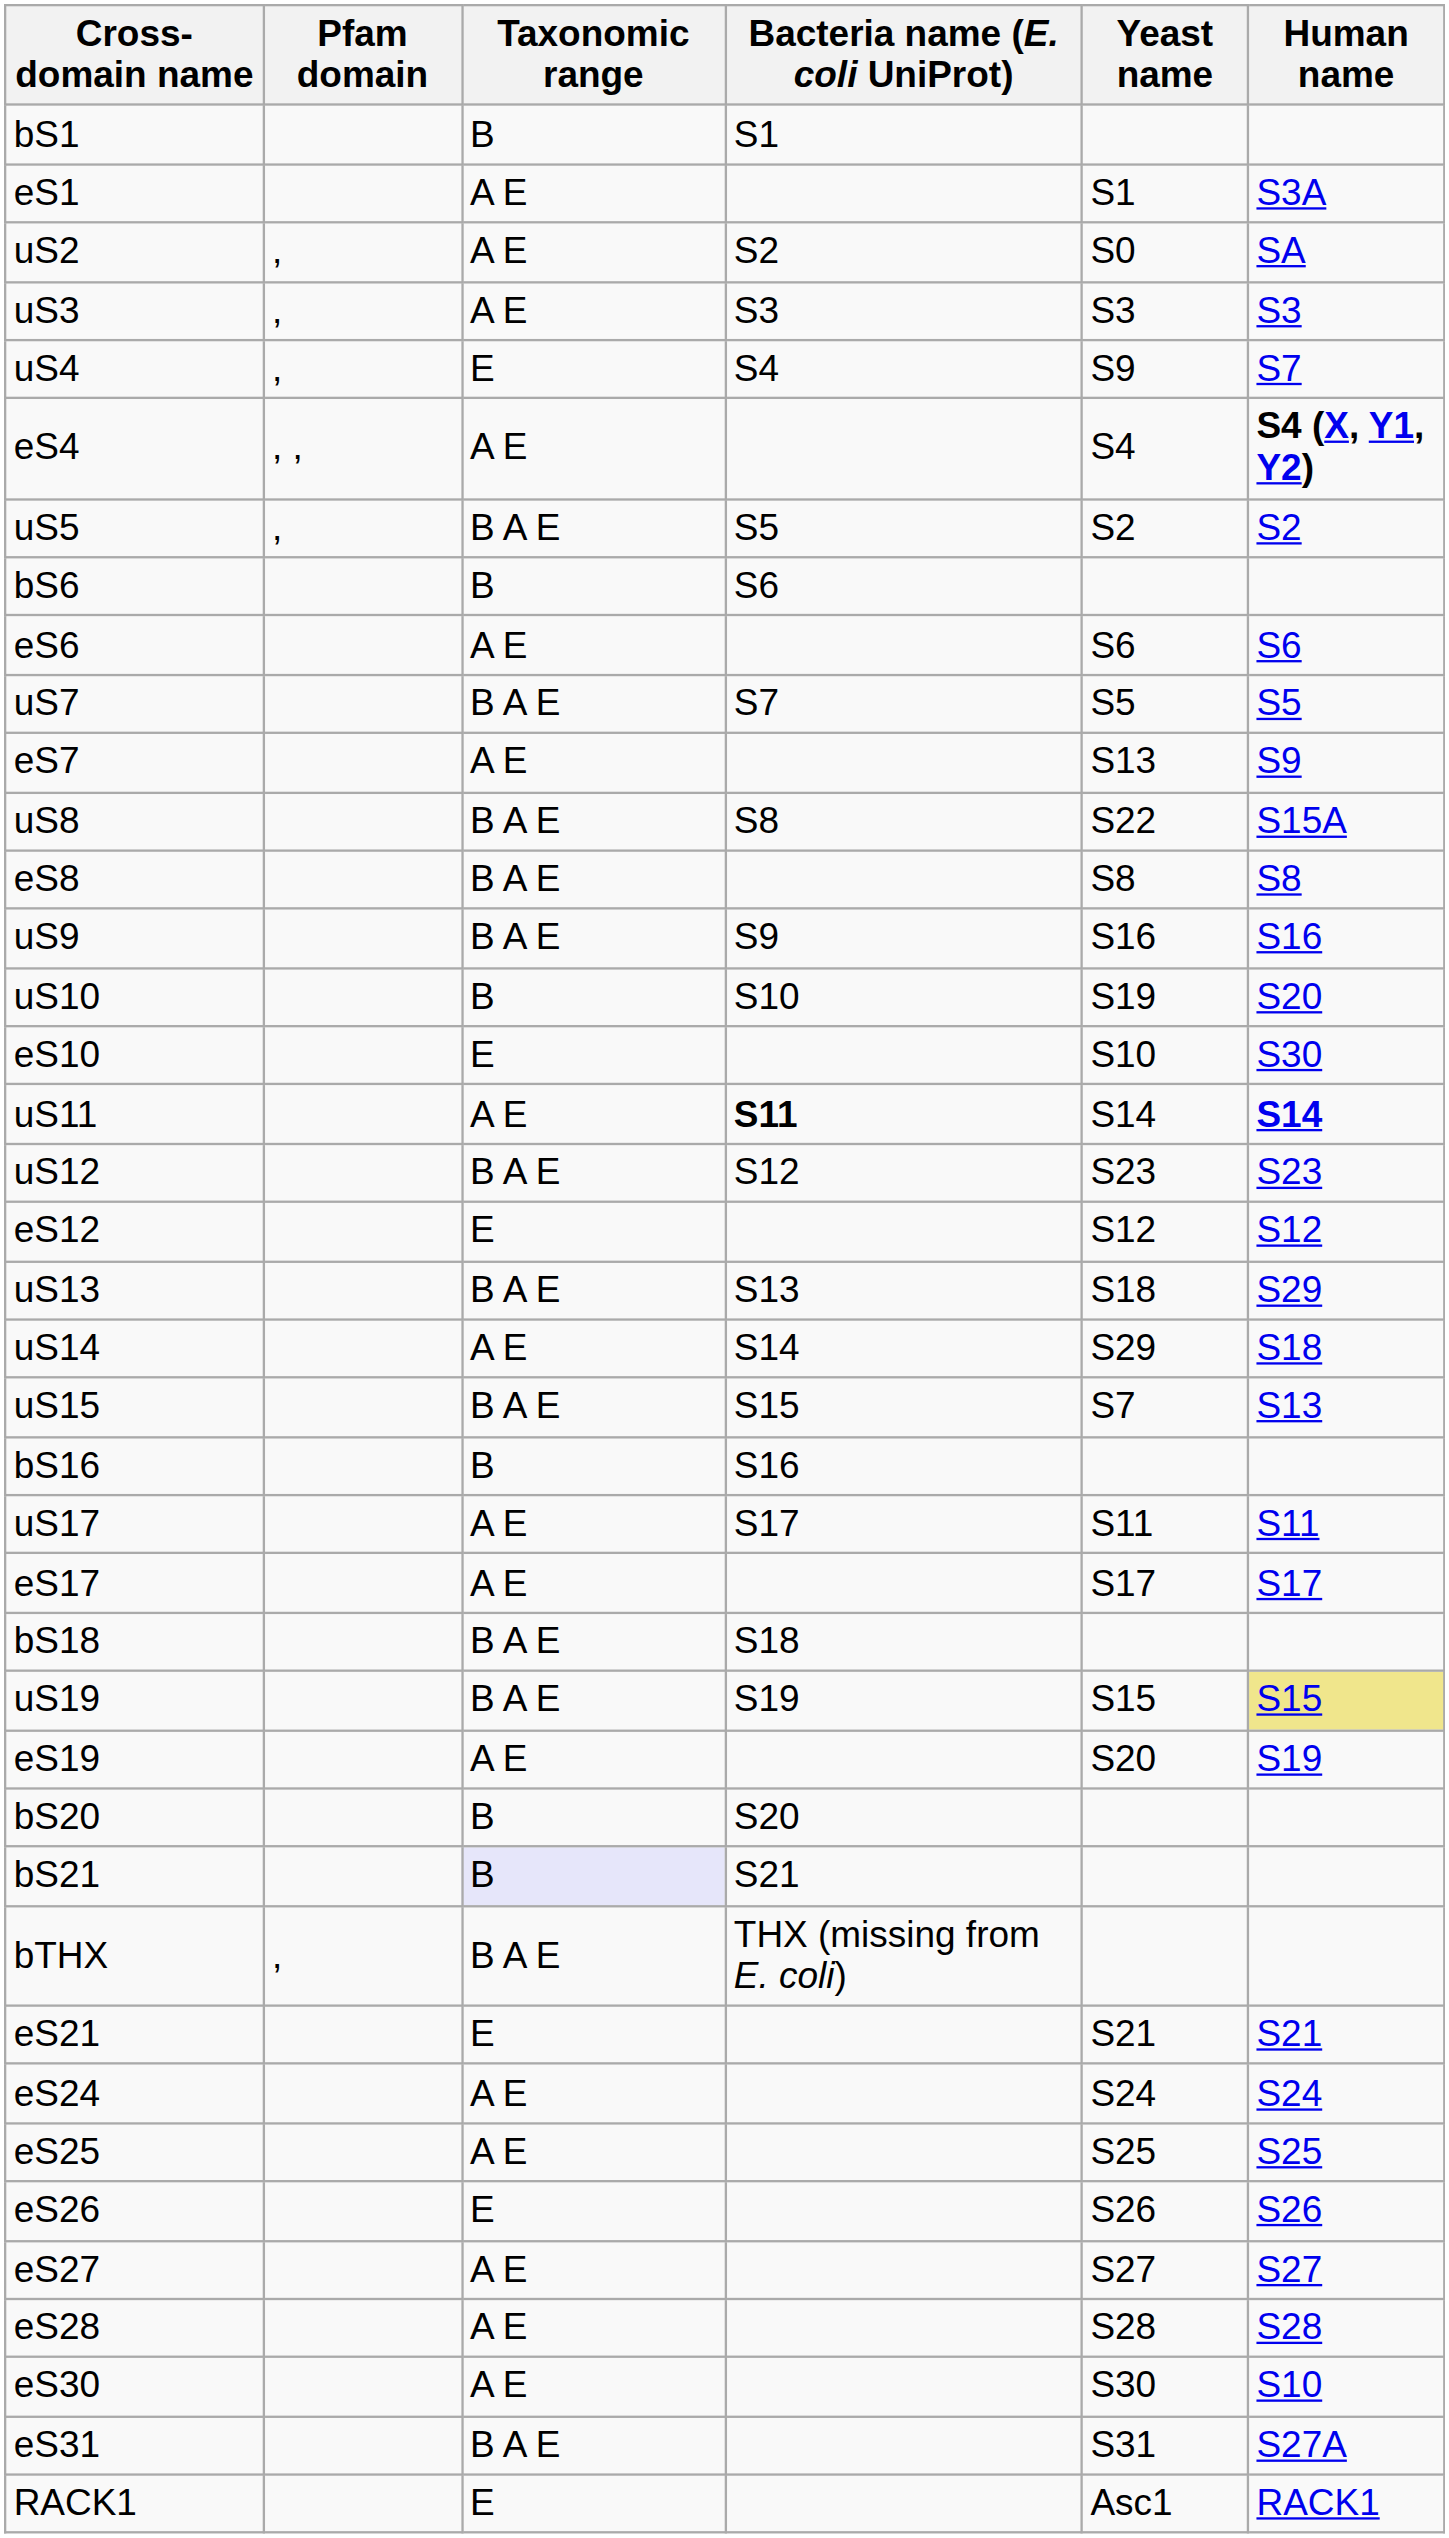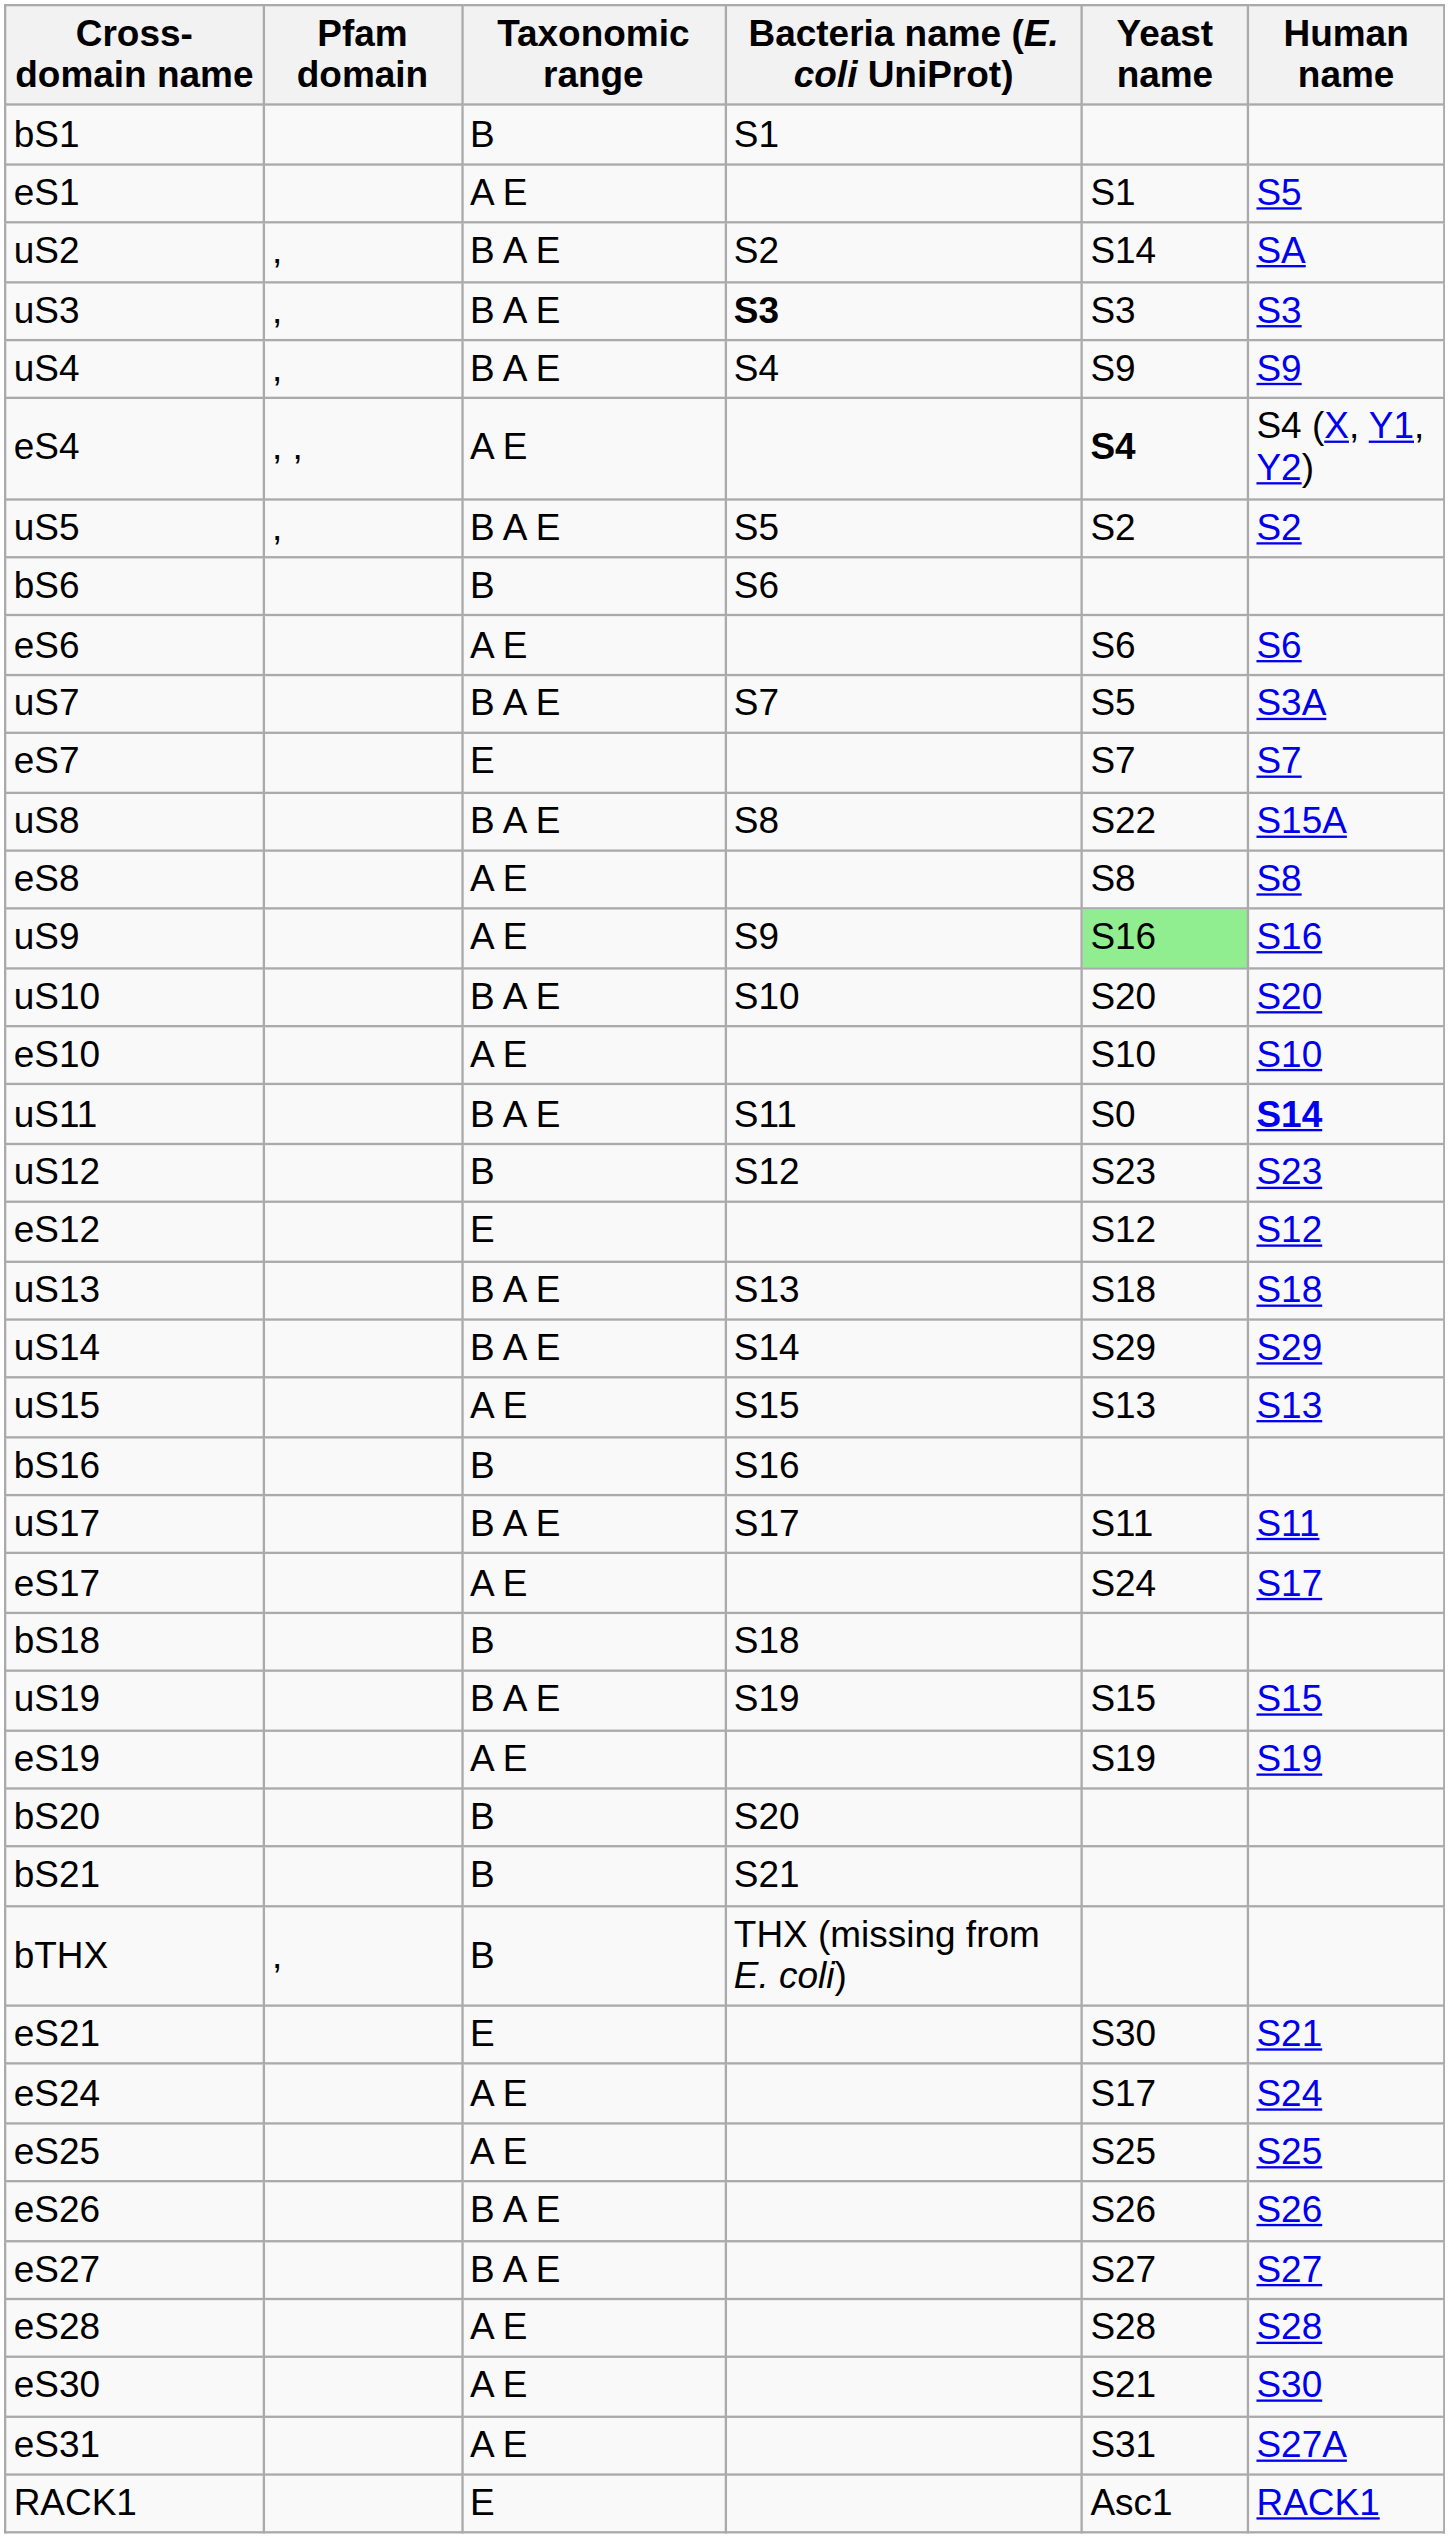(1291, 192) S3A -> (1279, 192) S5
(499, 251) A E -> (515, 251) B A E
(1113, 251) S0 -> (1123, 251) S14
(499, 309) A E -> (515, 309) B A E
(756, 309) normal -> (756, 309) bold
(482, 368) E -> (515, 368) B A E
(1279, 368) S7 -> (1279, 368) S9
(1113, 447) normal -> (1113, 447) bold
(1340, 447) bold -> (1340, 447) normal
(1279, 703) S5 -> (1291, 703) S3A
(499, 761) A E -> (482, 761) E
(1123, 761) S13 -> (1113, 761) S7
(1279, 761) S9 -> (1279, 761) S7
(515, 878) B A E -> (499, 878) A E
(515, 937) B A E -> (499, 937) A E
(1123, 937) no background -> (1123, 937) lightgreen background
(482, 996) B -> (515, 996) B A E
(1123, 996) S19 -> (1123, 996) S20
(482, 1054) E -> (499, 1054) A E
(1289, 1054) S30 -> (1289, 1054) S10
(499, 1113) A E -> (515, 1113) B A E
(766, 1113) bold -> (765, 1113) normal
(1123, 1113) S14 -> (1113, 1113) S0
(515, 1172) B A E -> (482, 1172) B
(1289, 1289) S29 -> (1289, 1289) S18
(499, 1347) A E -> (515, 1347) B A E
(1289, 1347) S18 -> (1289, 1347) S29
(515, 1406) B A E -> (499, 1406) A E
(1113, 1406) S7 -> (1123, 1406) S13
(499, 1523) A E -> (515, 1523) B A E
(1123, 1582) S17 -> (1123, 1582) S24
(515, 1640) B A E -> (482, 1640) B
(1289, 1699) khaki background -> (1289, 1699) no background
(1123, 1758) S20 -> (1123, 1758) S19
(482, 1875) lavender background -> (482, 1875) no background
(515, 1954) B A E -> (482, 1954) B
(1123, 2034) S21 -> (1123, 2034) S30
(1123, 2092) S24 -> (1123, 2092) S17
(482, 2210) E -> (515, 2210) B A E
(499, 2268) A E -> (515, 2268) B A E
(1123, 2385) S30 -> (1123, 2385) S21
(1289, 2385) S10 -> (1289, 2385) S30
(515, 2444) B A E -> (499, 2444) A E
